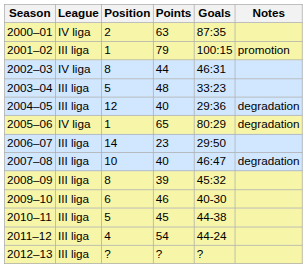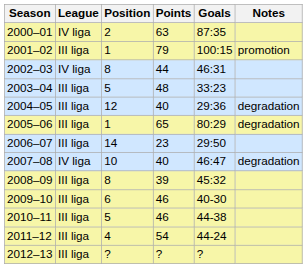(74, 124) IV liga -> (73, 124) III liga
(73, 161) III liga -> (74, 161) IV liga
(162, 217) 45 -> (162, 217) 46
